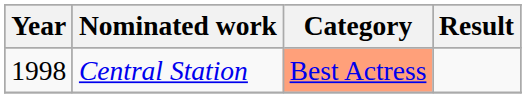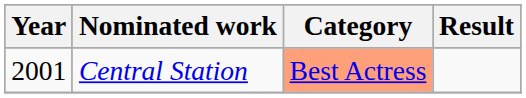(39, 69) 1998 -> (39, 69) 2001
